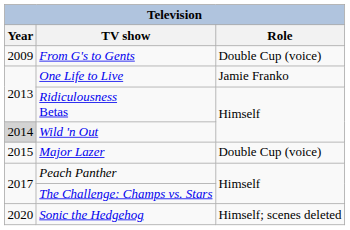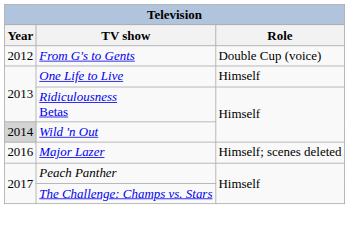(20, 55) 2009 -> (20, 55) 2012
(254, 76) Jamie Franko -> (239, 76) Himself
(20, 152) 2015 -> (20, 152) 2016
(270, 152) Double Cup (voice) -> (280, 152) Himself; scenes deleted
- row: (91, 214)
